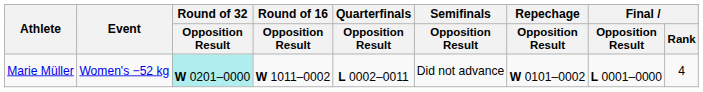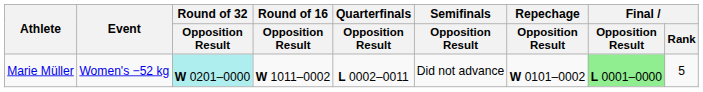(626, 78) no background -> (626, 78) lightgreen background
(682, 71) 4 -> (682, 71) 5
